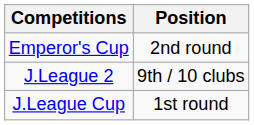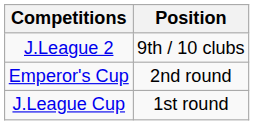rows swapped: (69, 76) <-> (69, 47)
